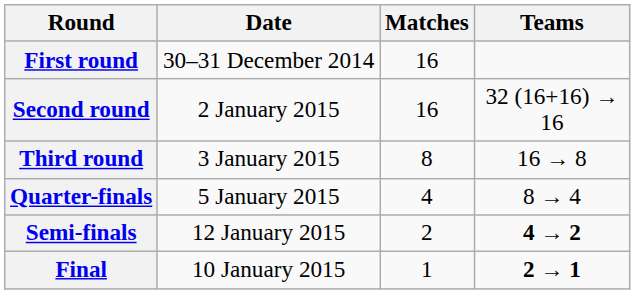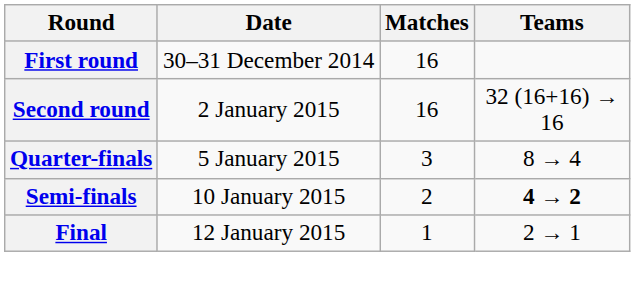- row: (81, 159)
(427, 196) 4 -> (427, 159) 3
(269, 232) 12 January 2015 -> (269, 196) 10 January 2015
(269, 269) 10 January 2015 -> (269, 232) 12 January 2015
(552, 269) bold -> (552, 232) normal
